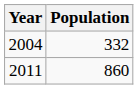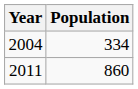(117, 44) 332 -> (117, 44) 334
